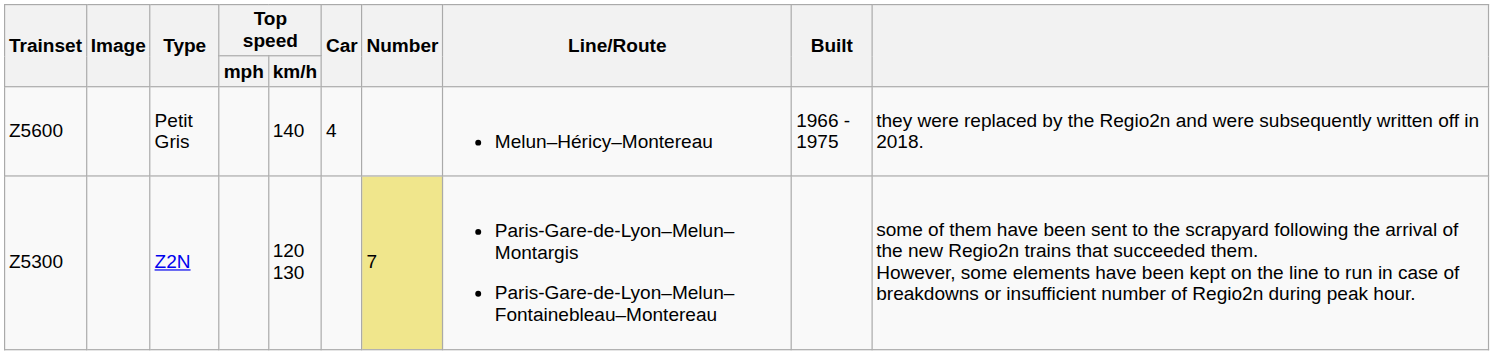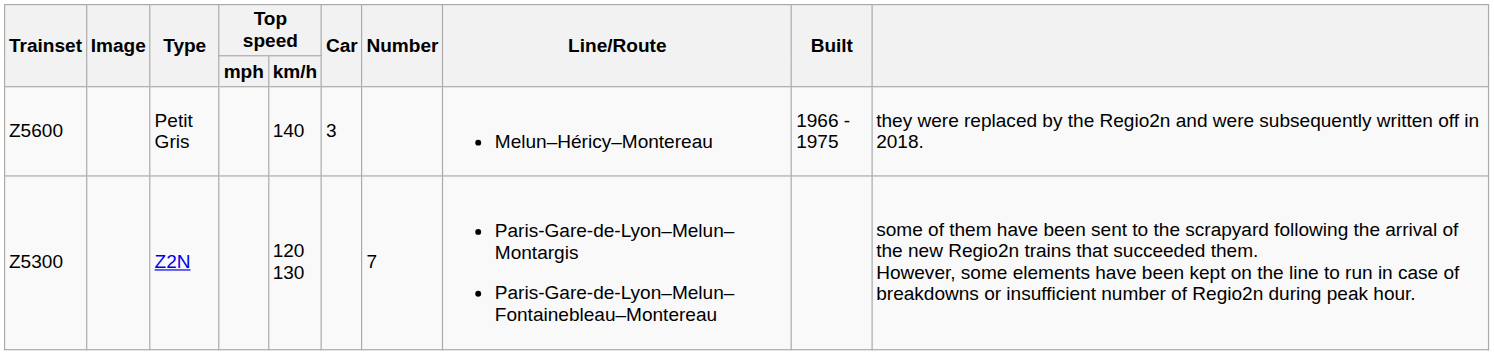(331, 131) 4 -> (331, 131) 3
(372, 262) khaki background -> (372, 262) no background
